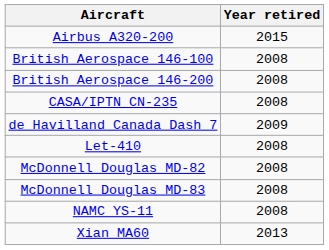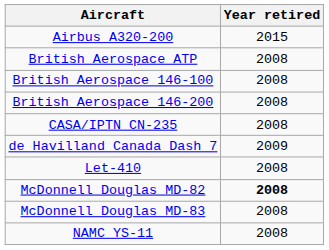+ row: (113, 59)
(272, 168) normal -> (272, 190) bold
- row: (113, 234)
